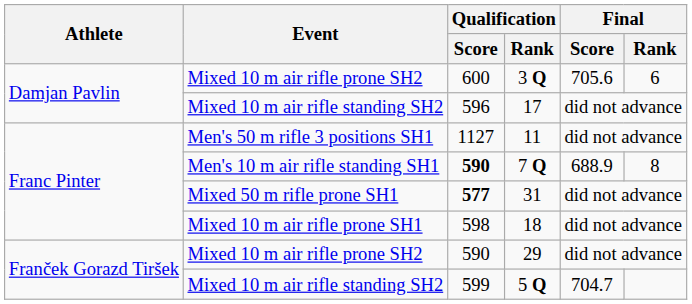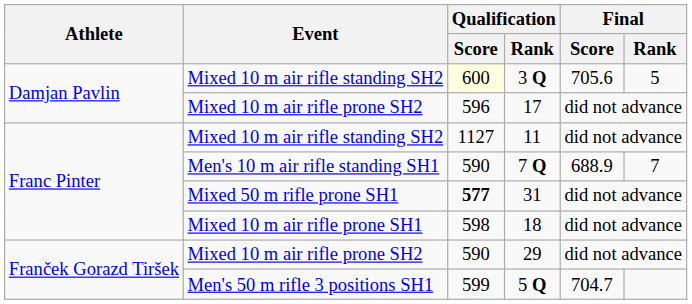(305, 78) Mixed 10 m air rifle prone SH2 -> (315, 78) Mixed 10 m air rifle standing SH2
(476, 78) no background -> (476, 78) lightyellow background
(655, 78) 6 -> (655, 78) 5
(315, 107) Mixed 10 m air rifle standing SH2 -> (305, 107) Mixed 10 m air rifle prone SH2
(310, 136) Men's 50 m rifle 3 positions SH1 -> (315, 136) Mixed 10 m air rifle standing SH2
(476, 166) bold -> (476, 166) normal
(655, 166) 8 -> (655, 166) 7
(315, 284) Mixed 10 m air rifle standing SH2 -> (310, 284) Men's 50 m rifle 3 positions SH1
